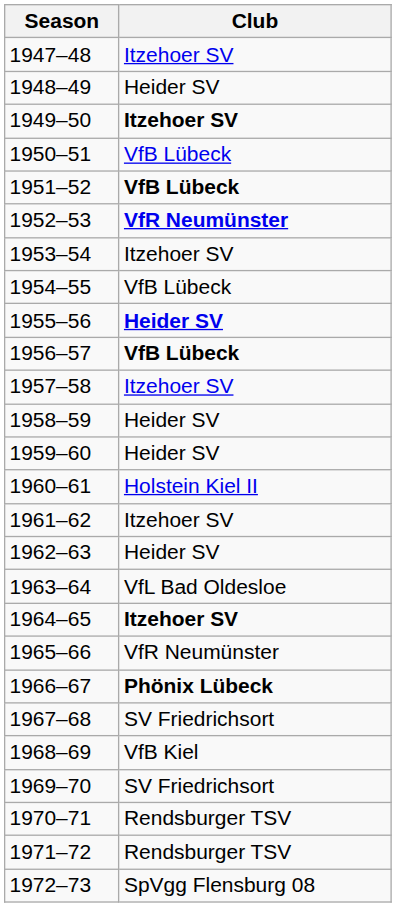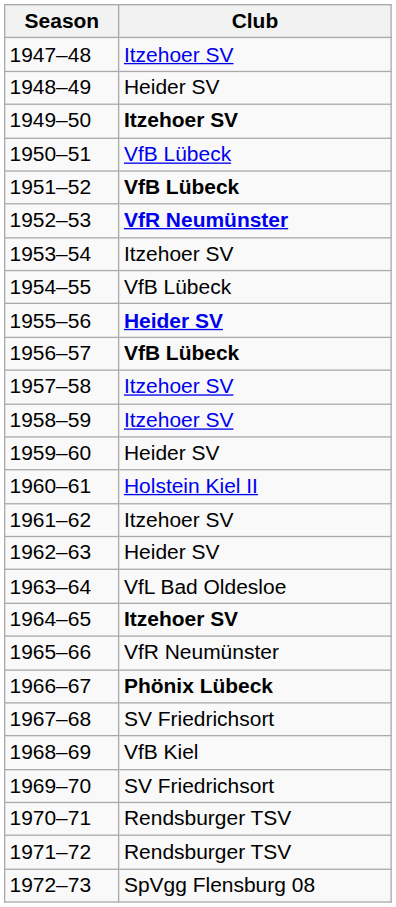(172, 420) Heider SV -> (179, 420) Itzehoer SV
